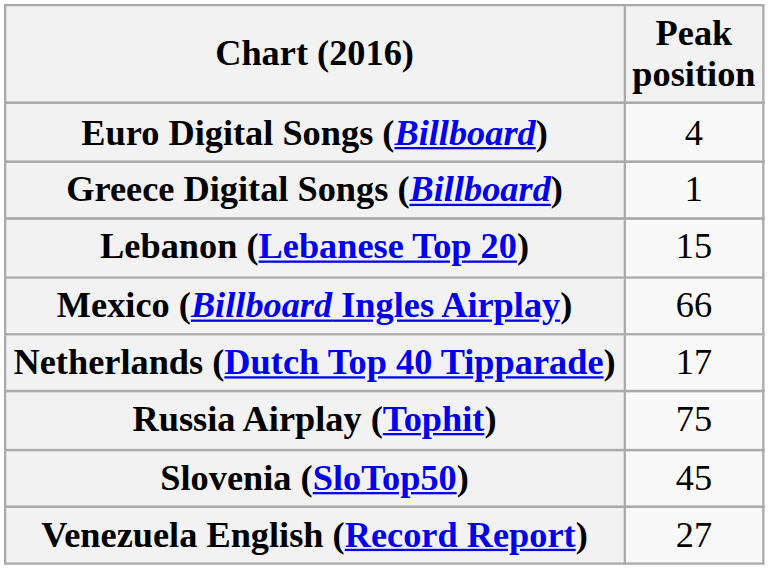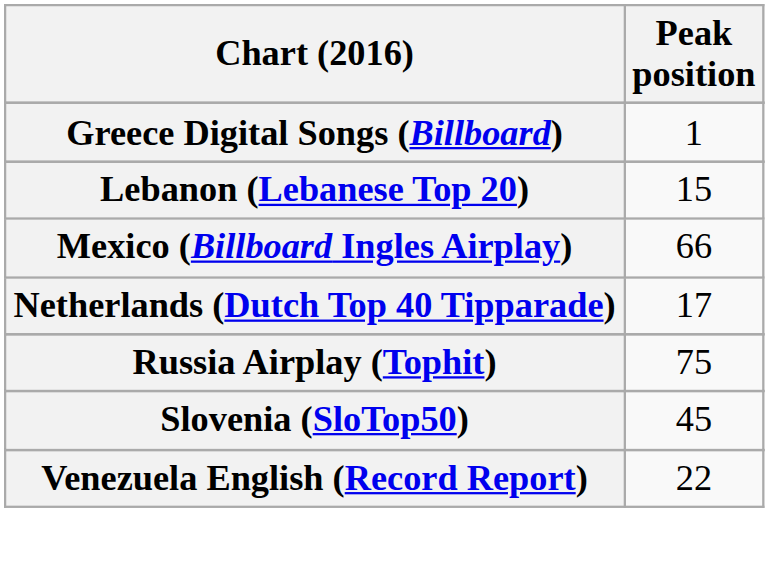- row: (315, 131)
(694, 534) 27 -> (694, 477) 22
